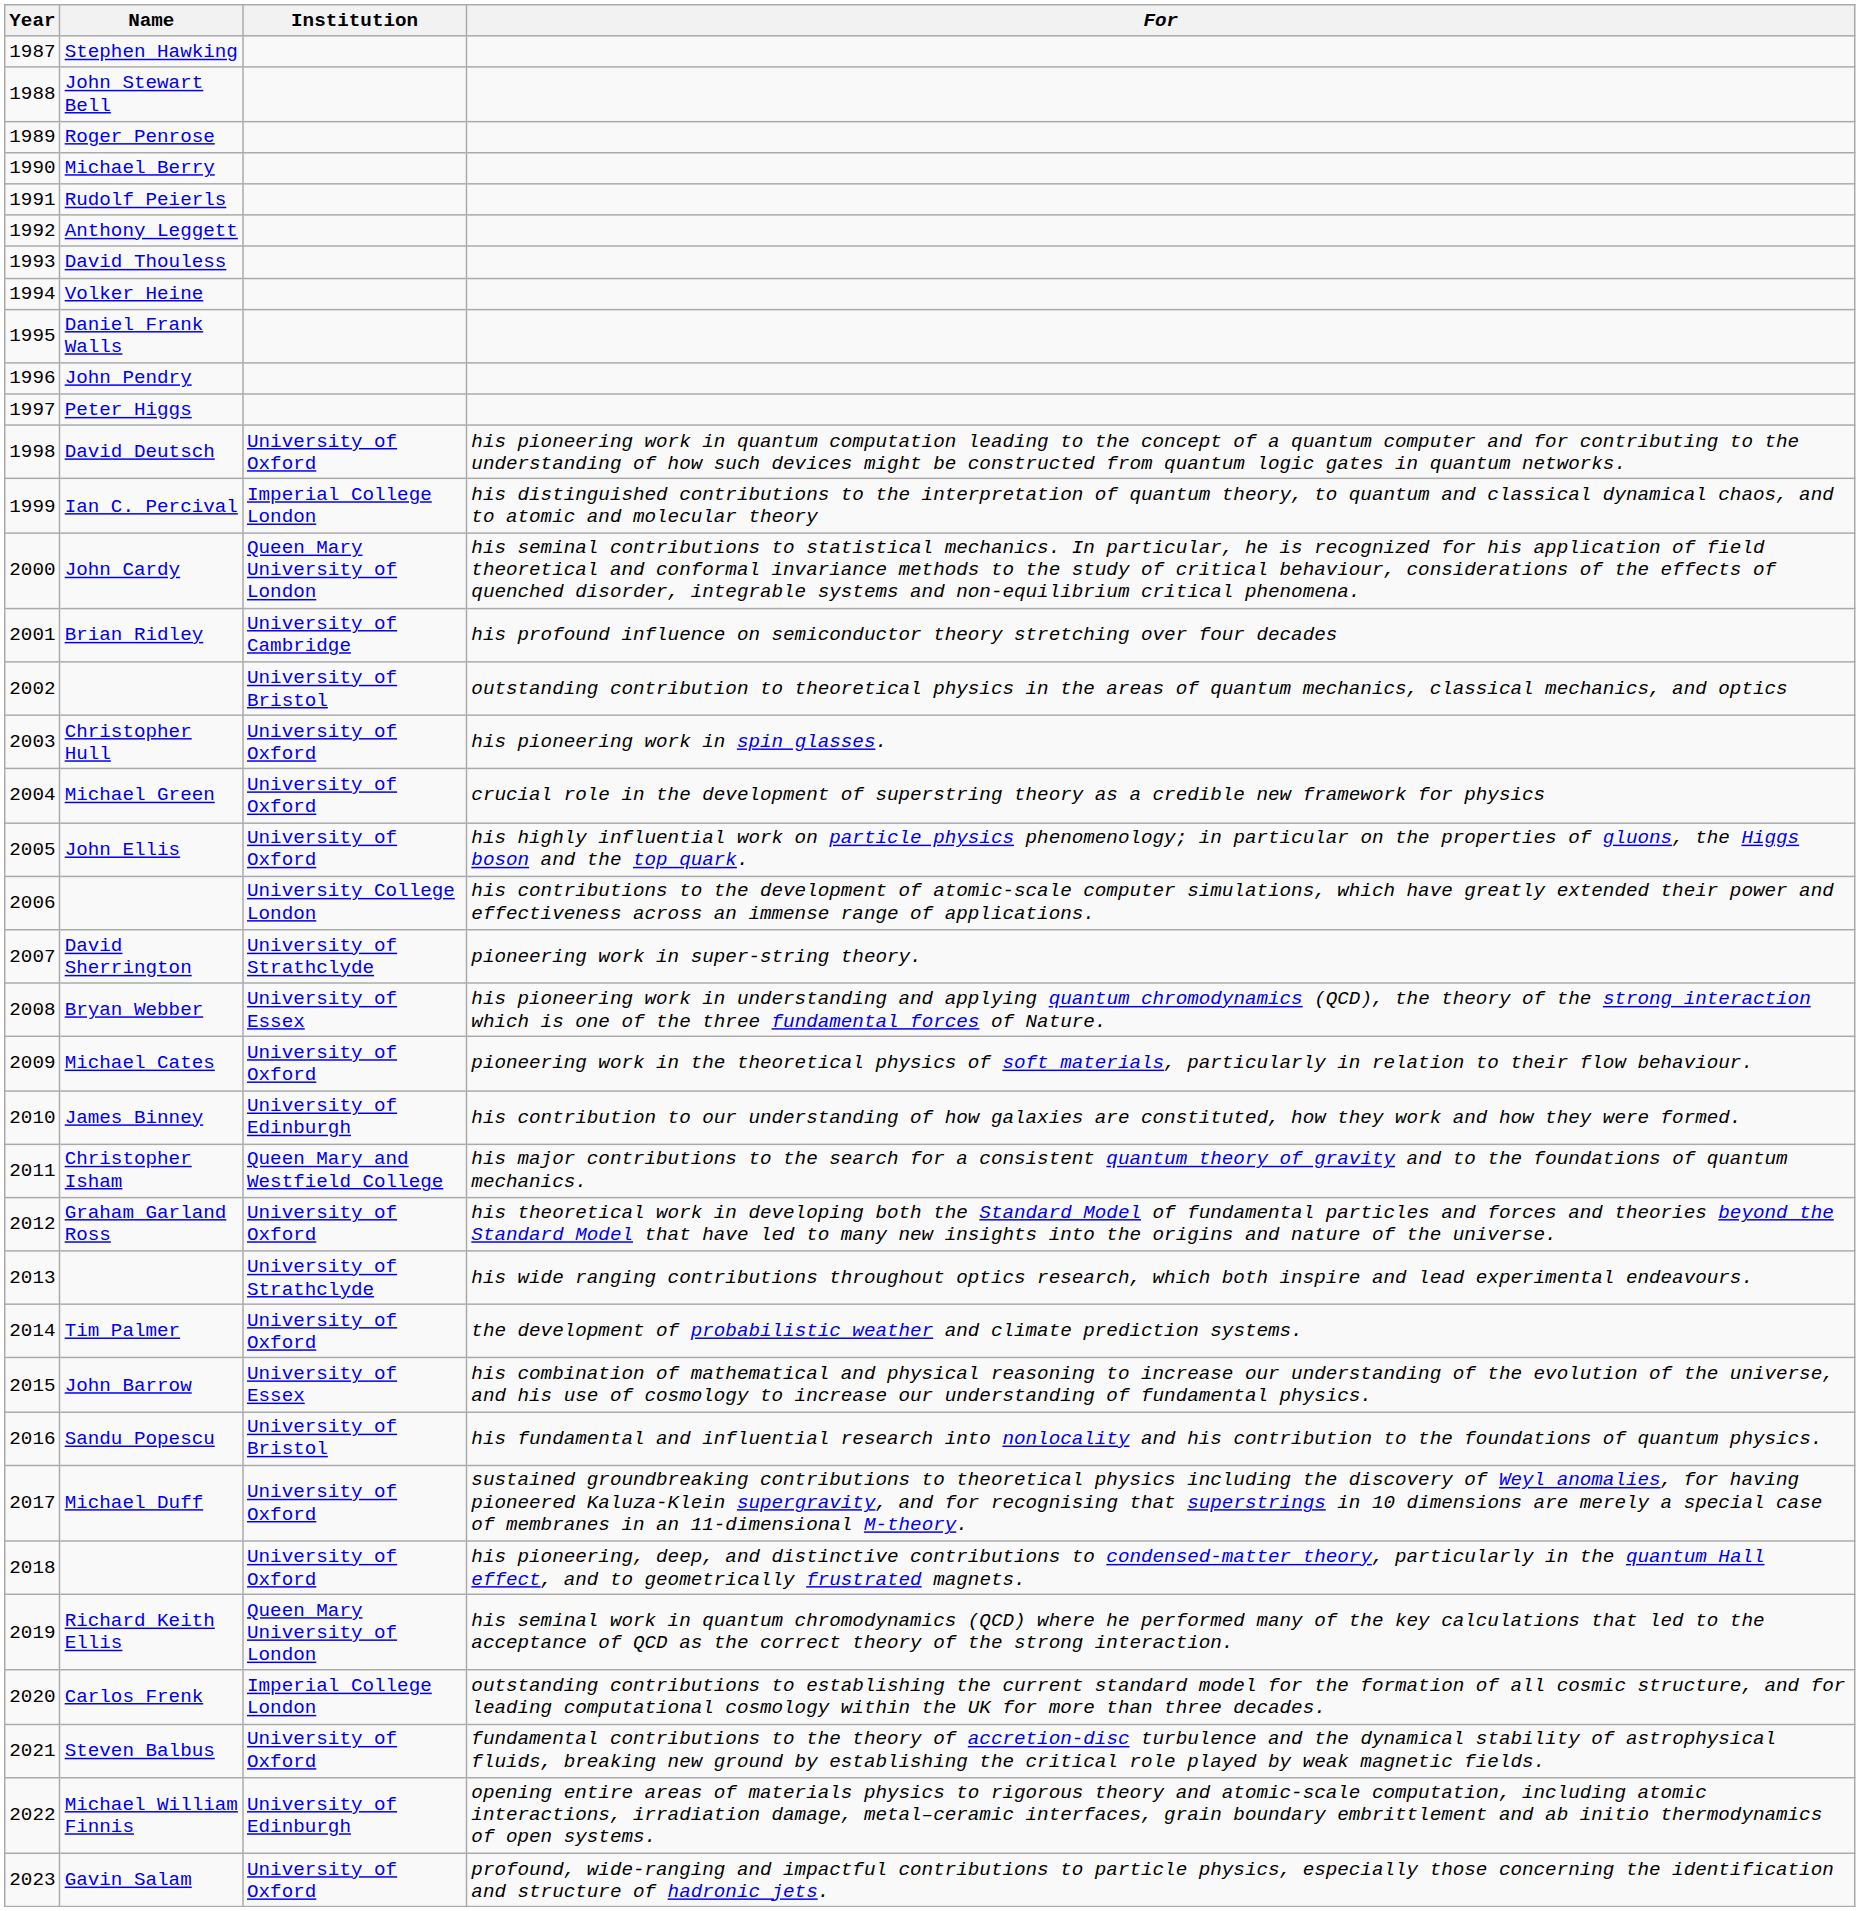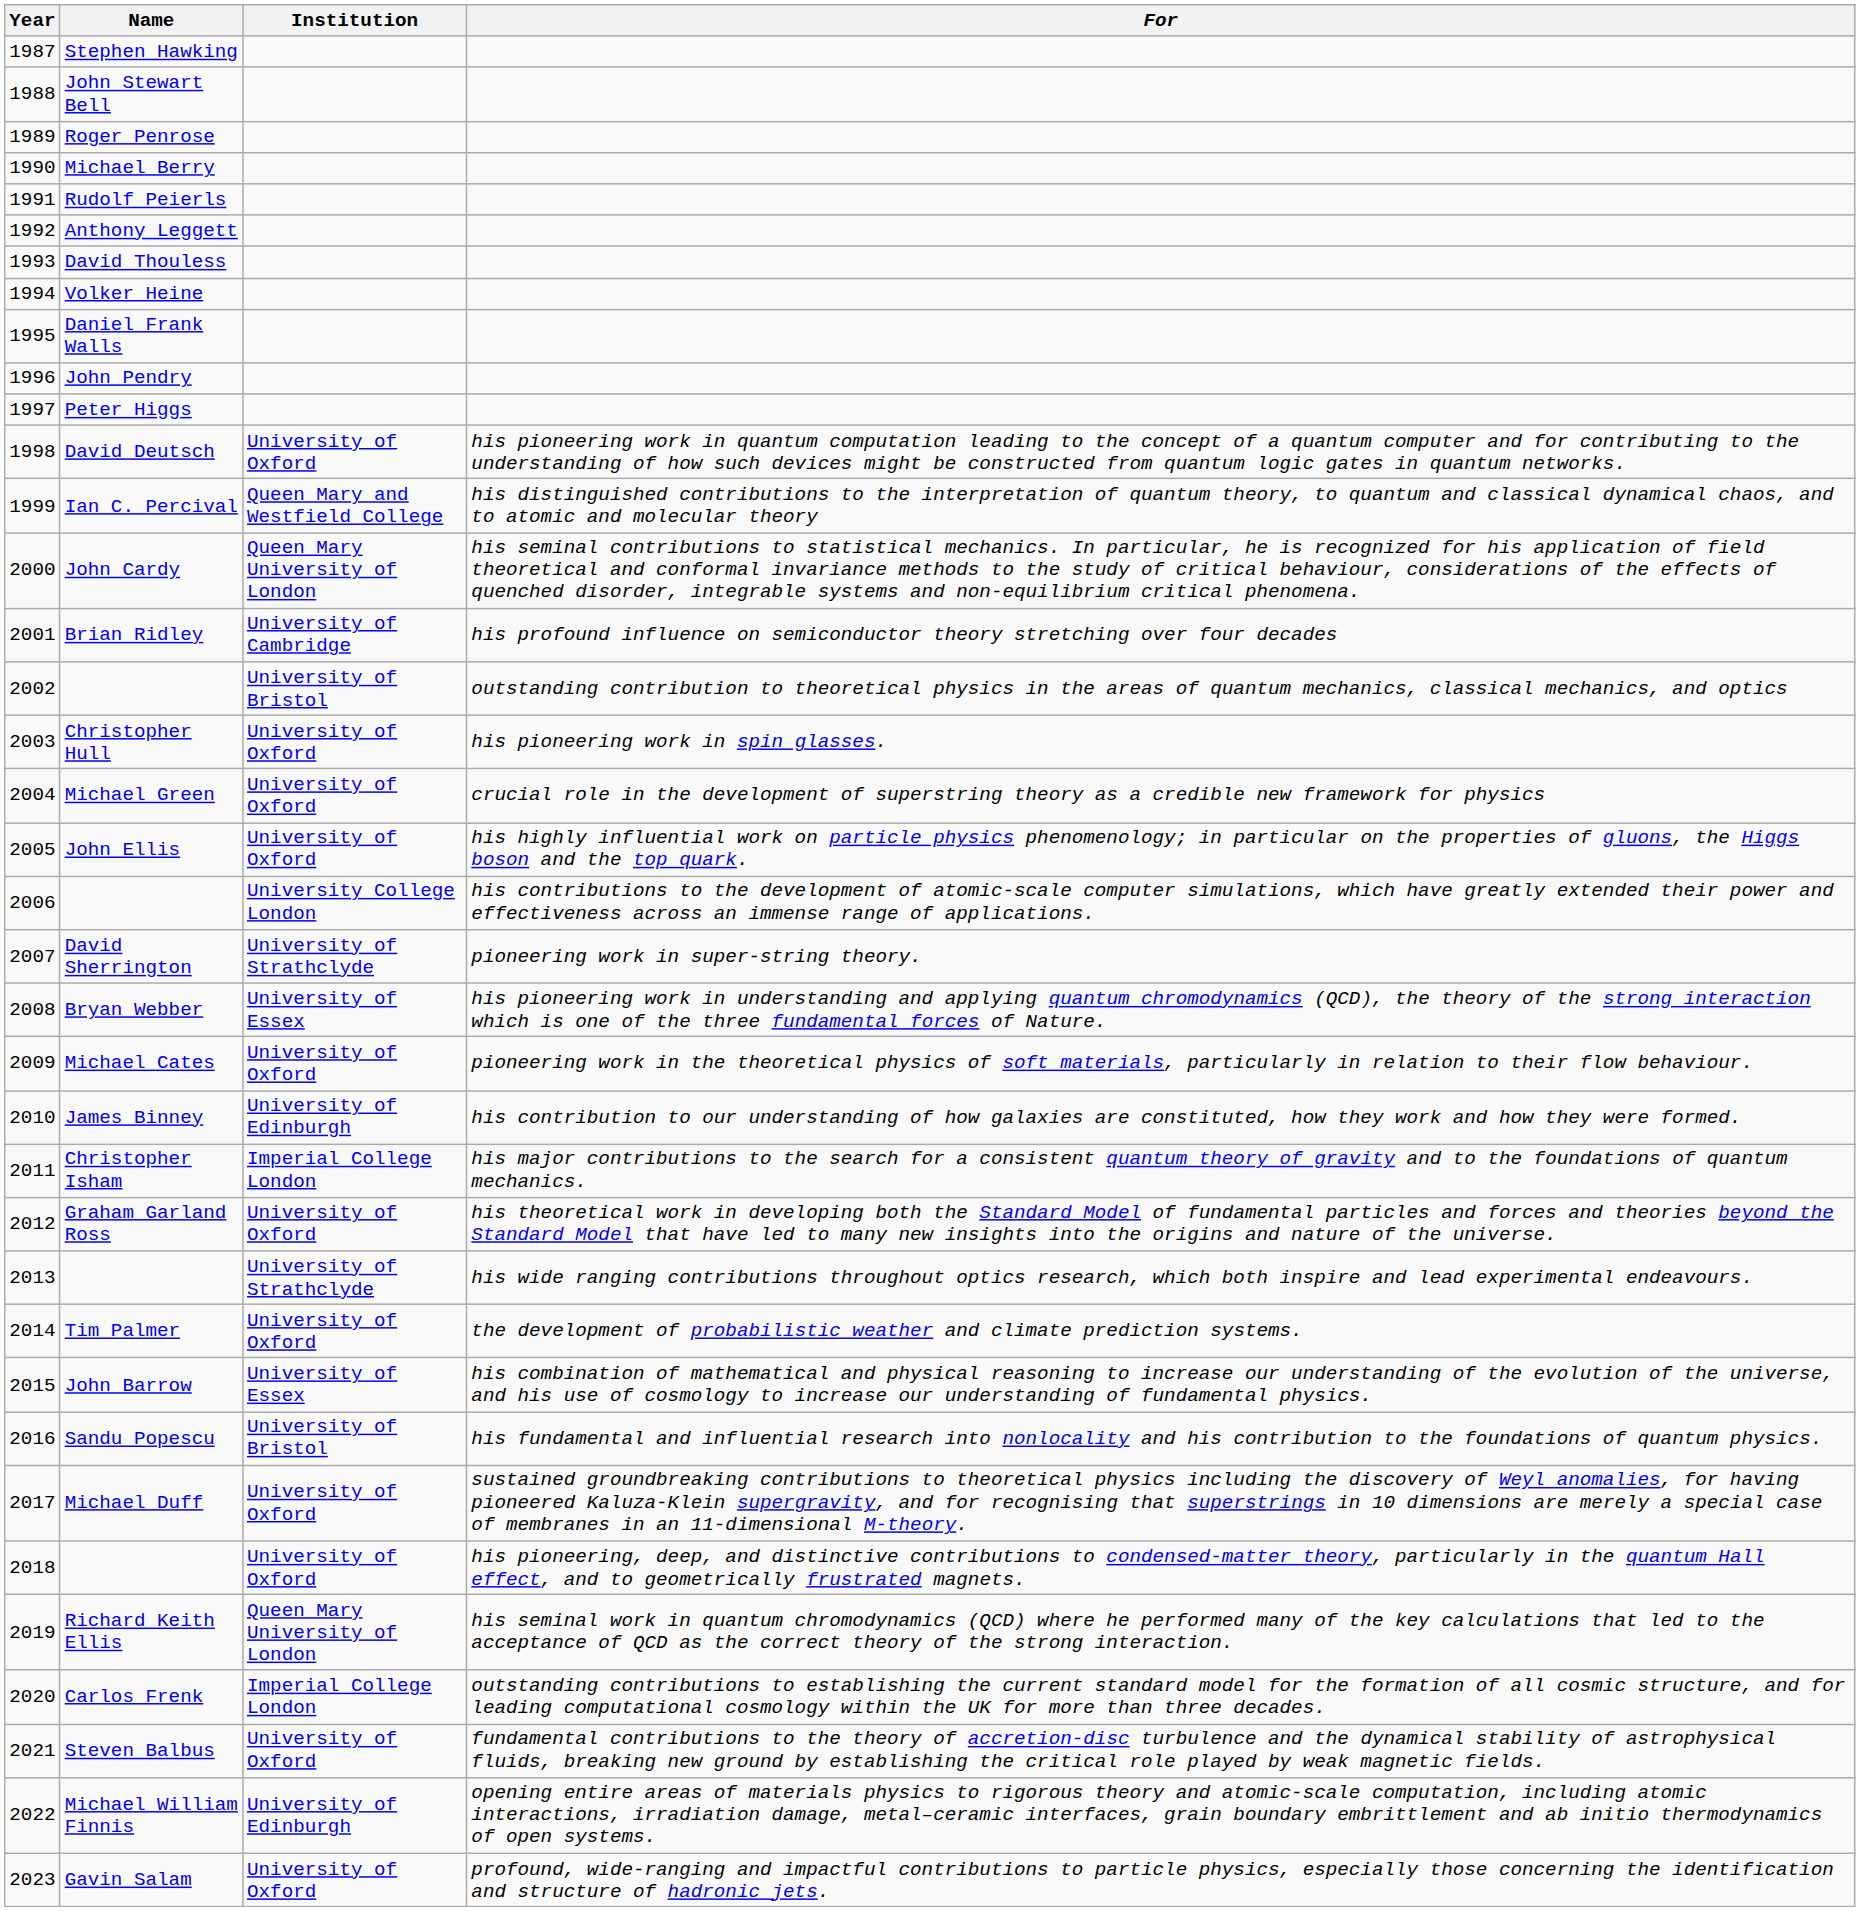(339, 506) Imperial College London -> (345, 506) Queen Mary and Westfield College
(345, 1171) Queen Mary and Westfield College -> (339, 1171) Imperial College London
